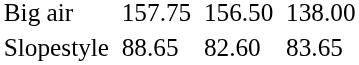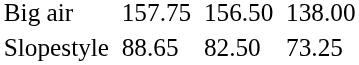(232, 47) 82.60 -> (232, 47) 82.50
(314, 47) 83.65 -> (314, 47) 73.25
